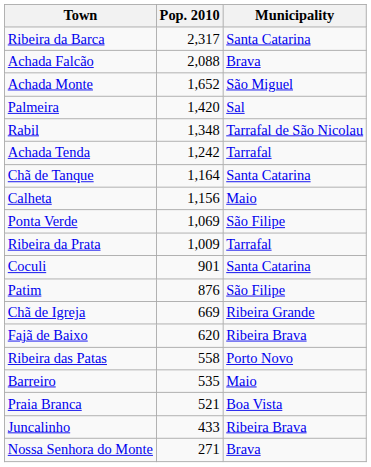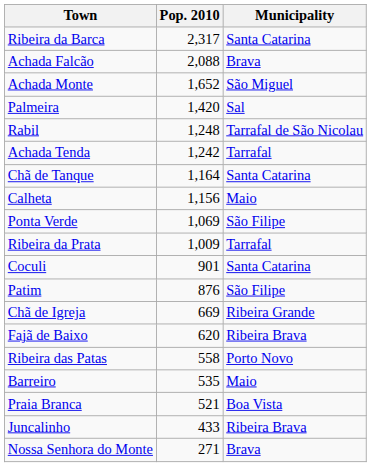(203, 130) 1,348 -> (203, 130) 1,248
